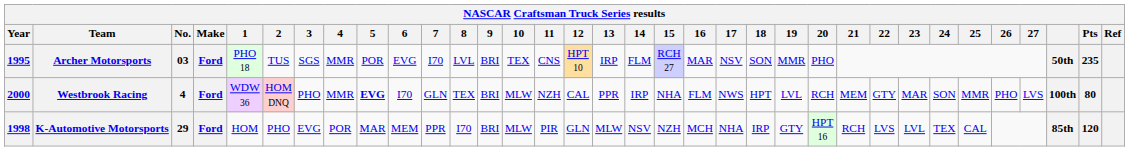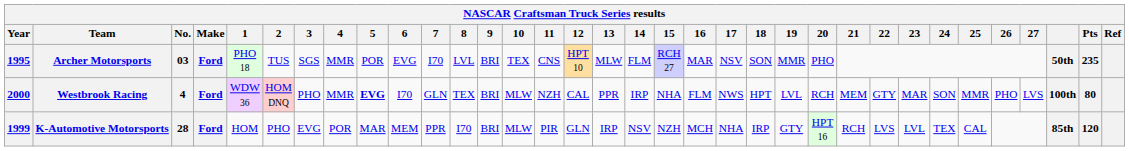(609, 60) IRP -> (609, 60) MLW
(19, 128) 1998 -> (19, 128) 1999
(183, 128) 29 -> (183, 128) 28
(609, 128) MLW -> (609, 128) IRP
